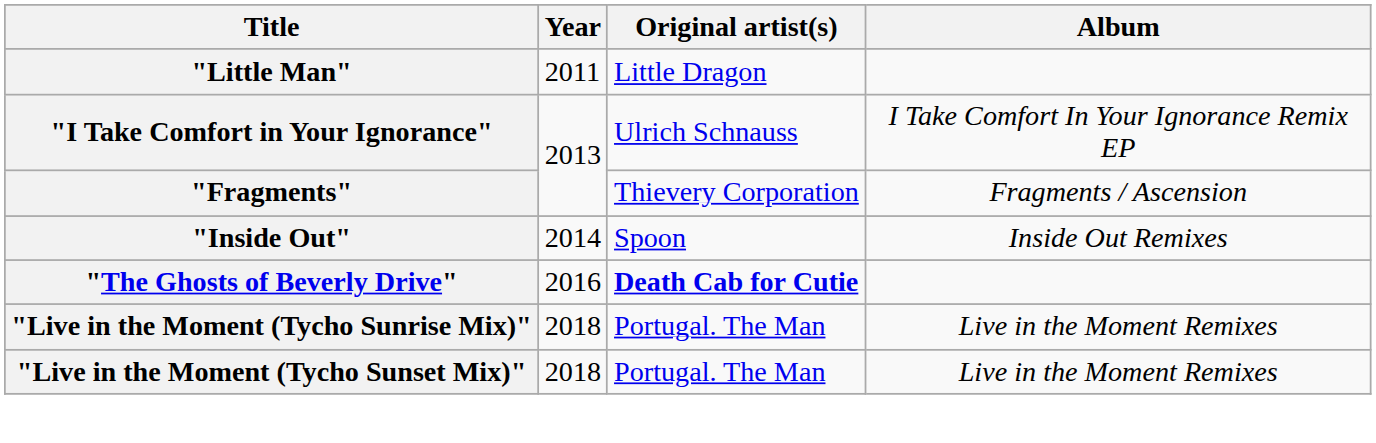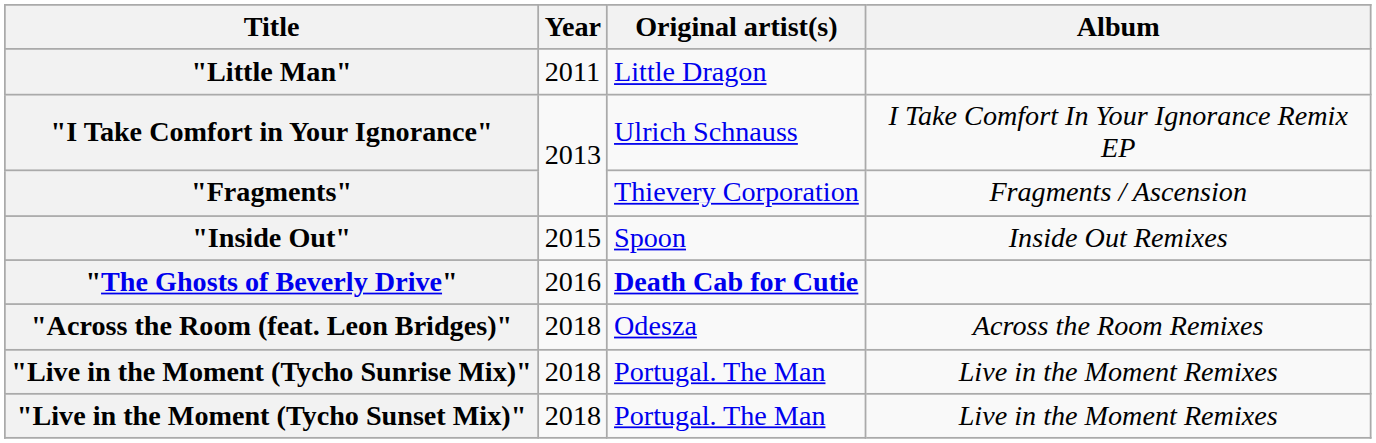(573, 237) 2014 -> (573, 237) 2015
+ row: (272, 326)
